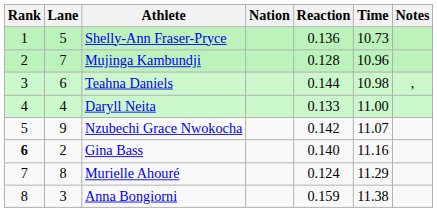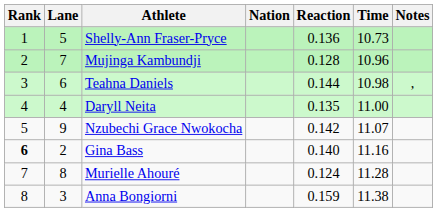(323, 106) 0.133 -> (323, 106) 0.135
(373, 173) 11.29 -> (373, 173) 11.28
